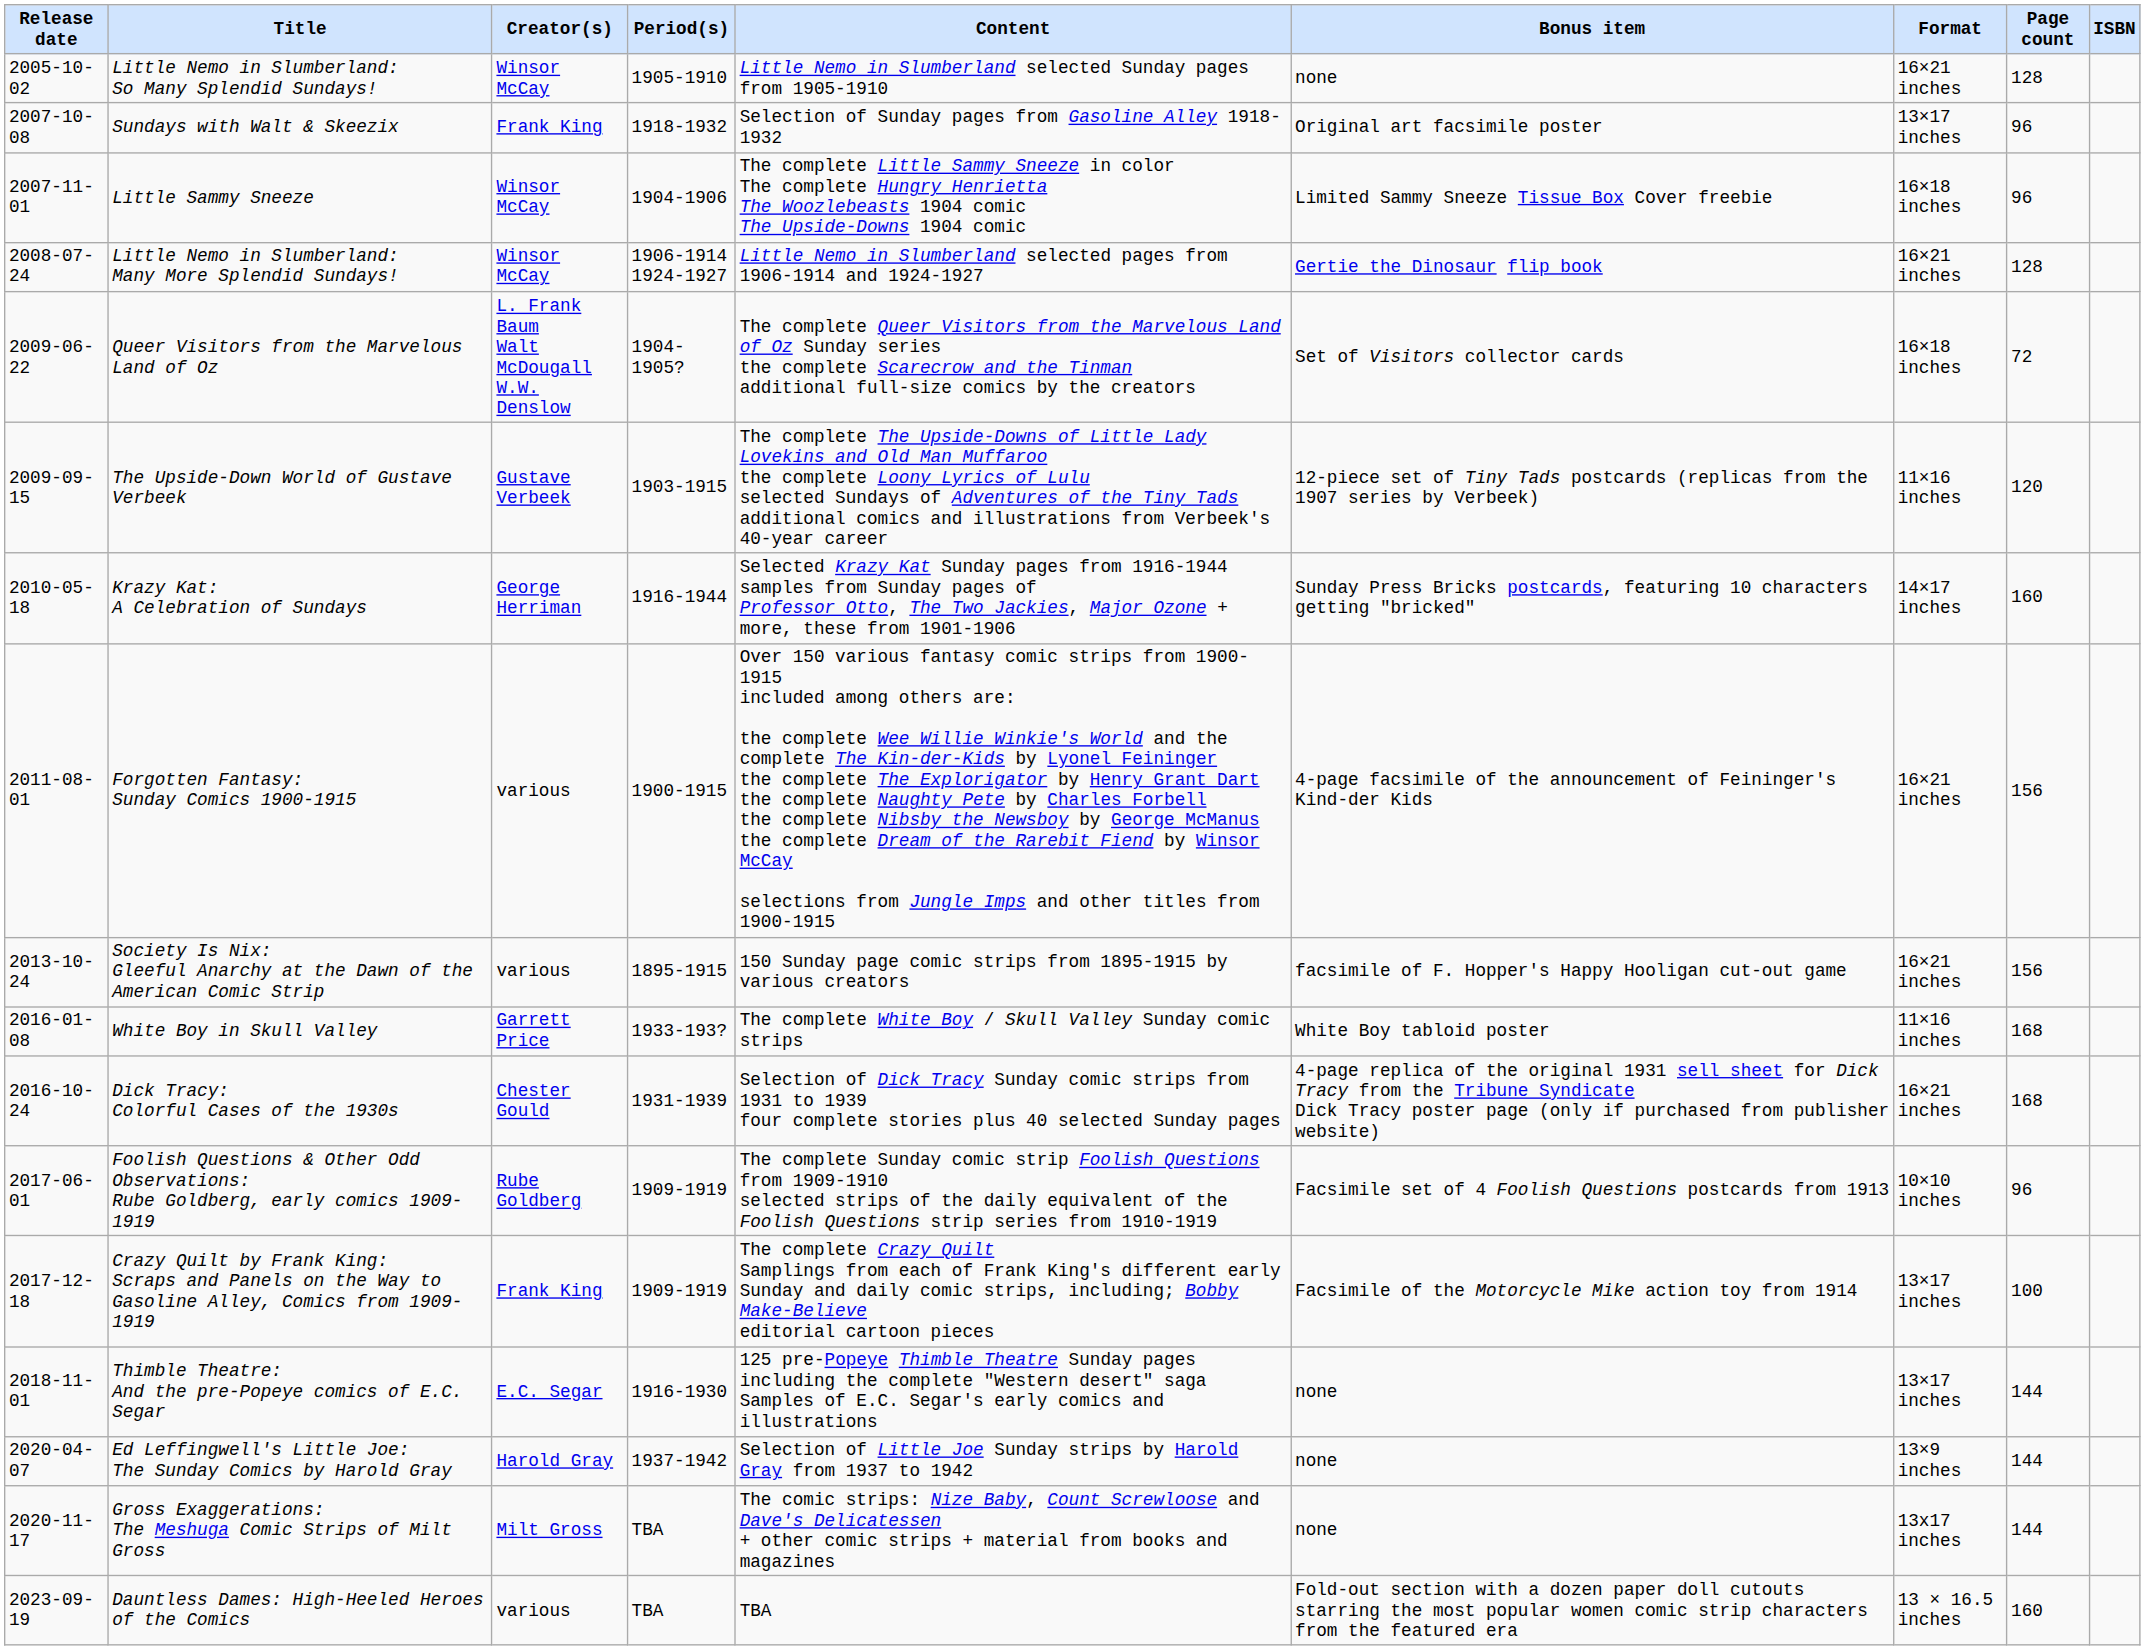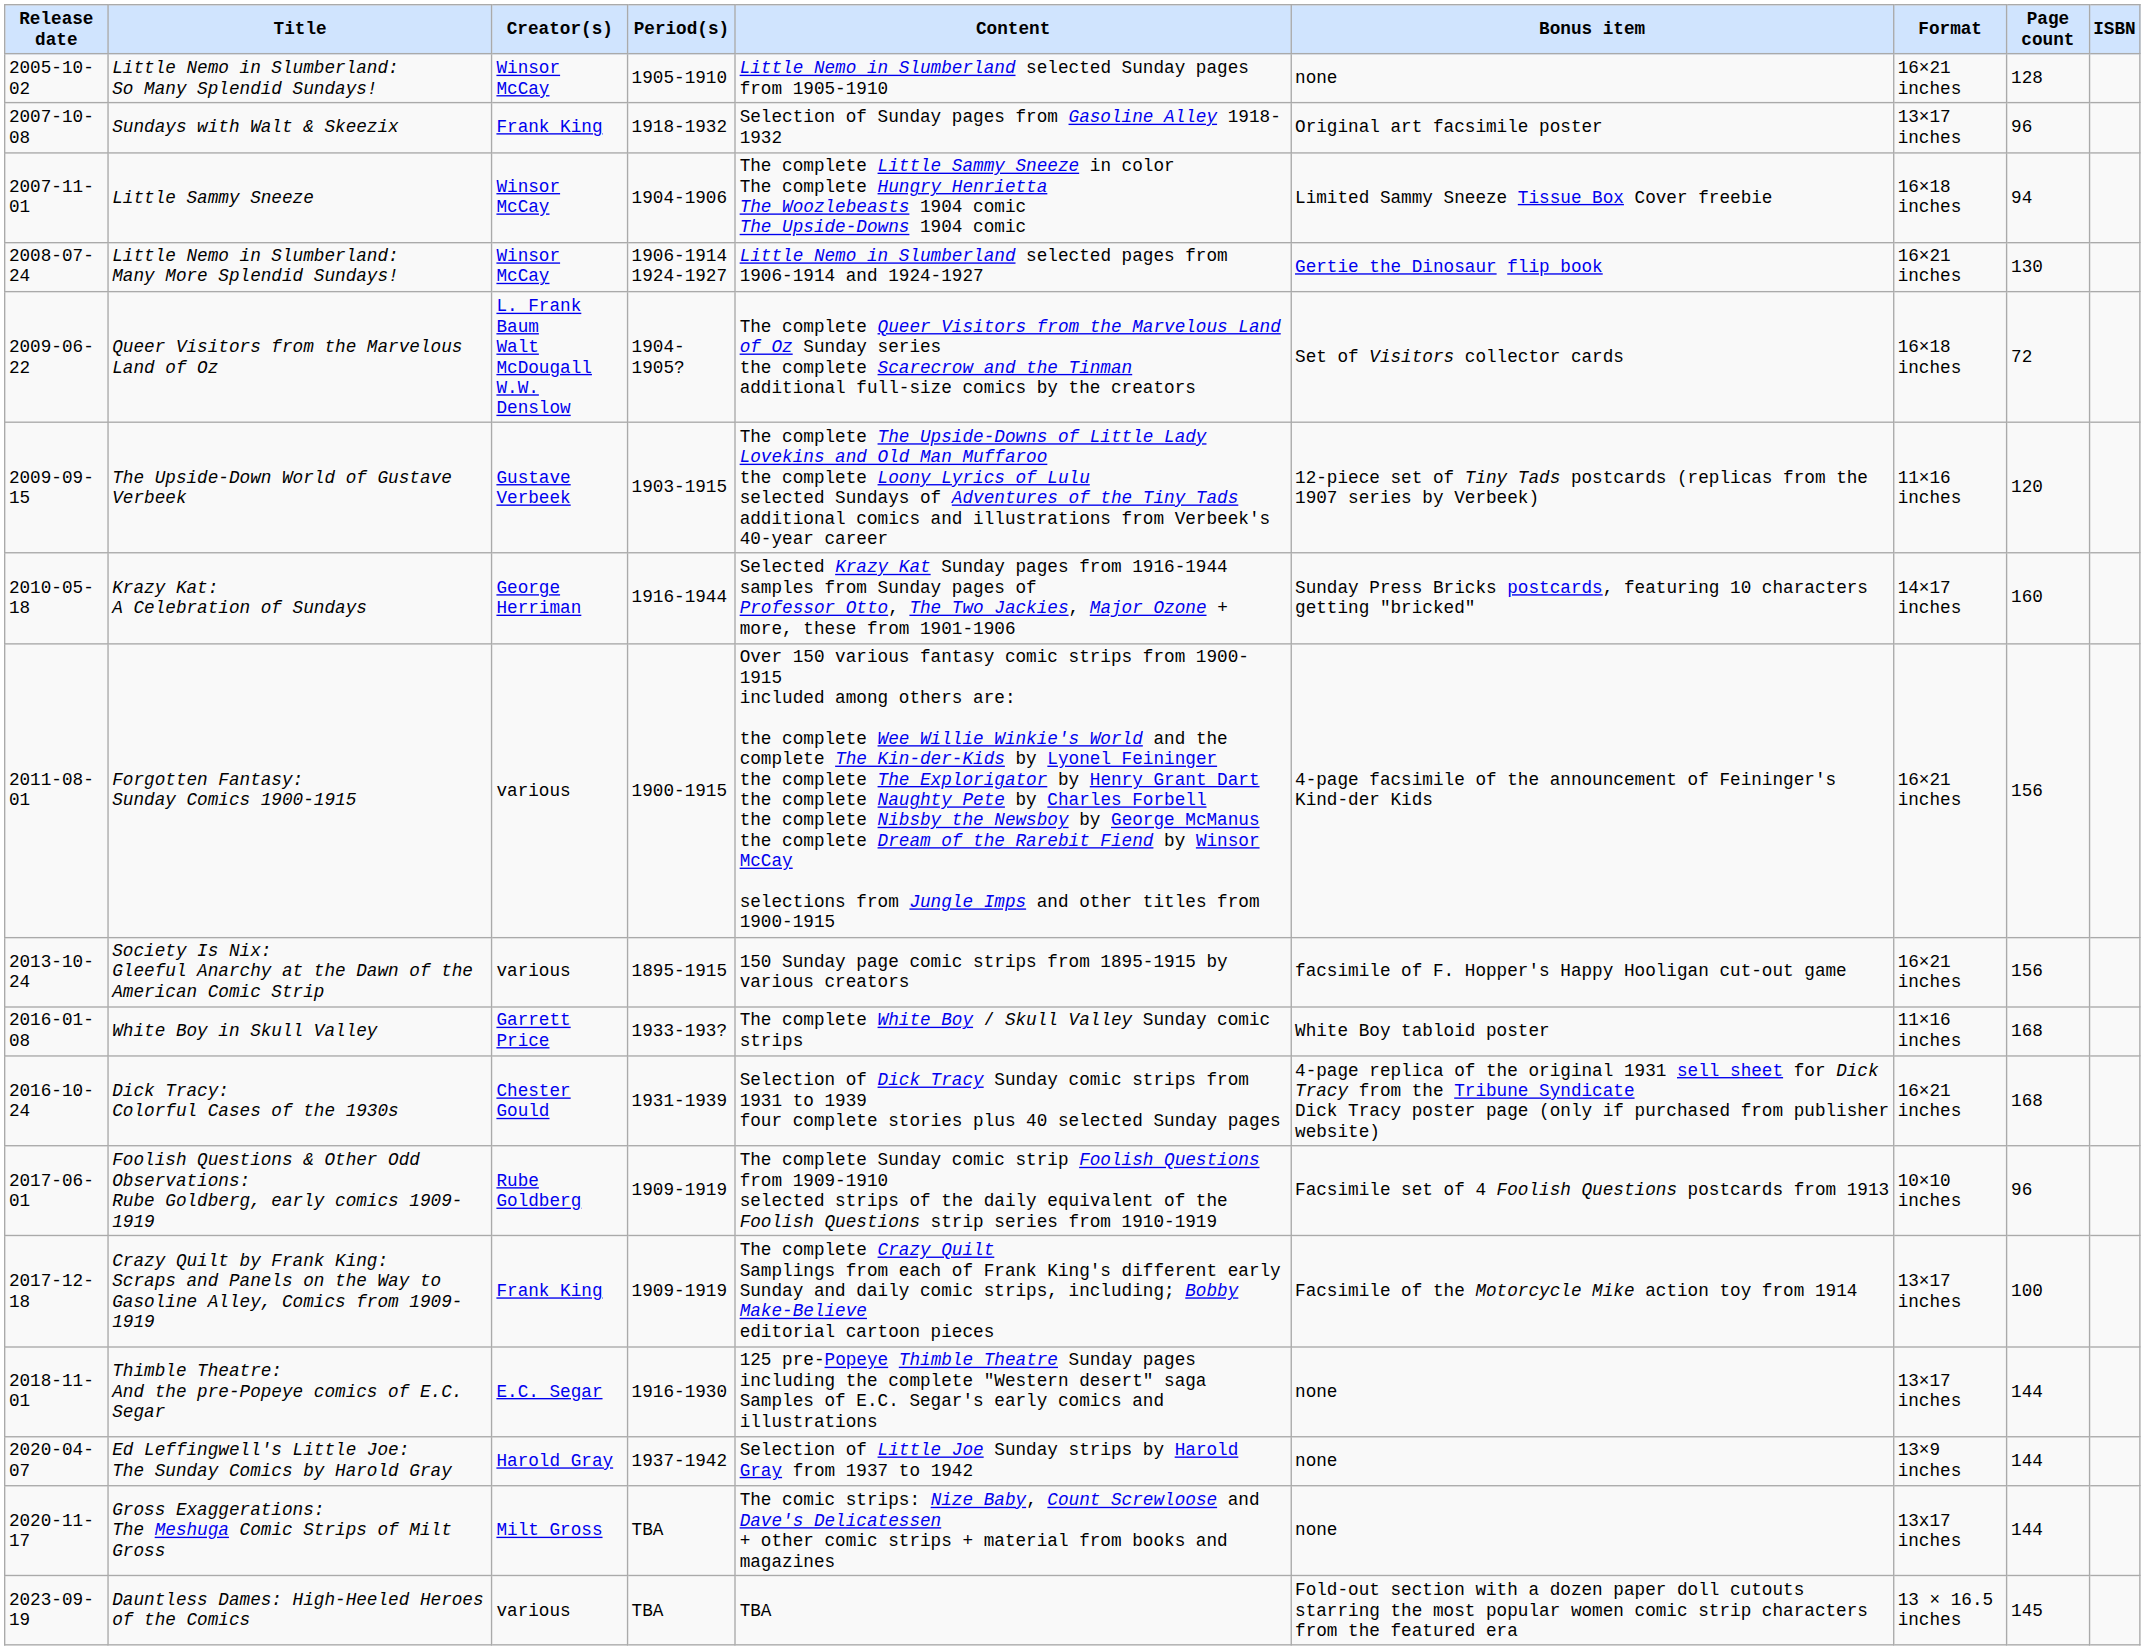(2022, 197) 96 -> (2022, 197) 94
(2027, 267) 128 -> (2027, 267) 130
(2027, 1611) 160 -> (2027, 1611) 145
